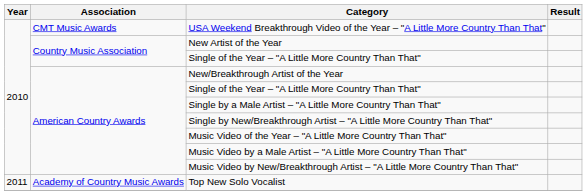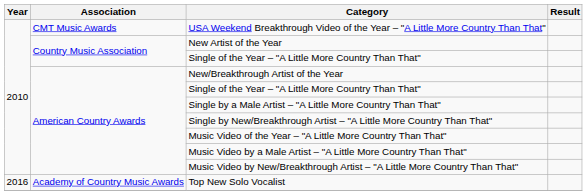(17, 182) 2011 -> (17, 182) 2016
